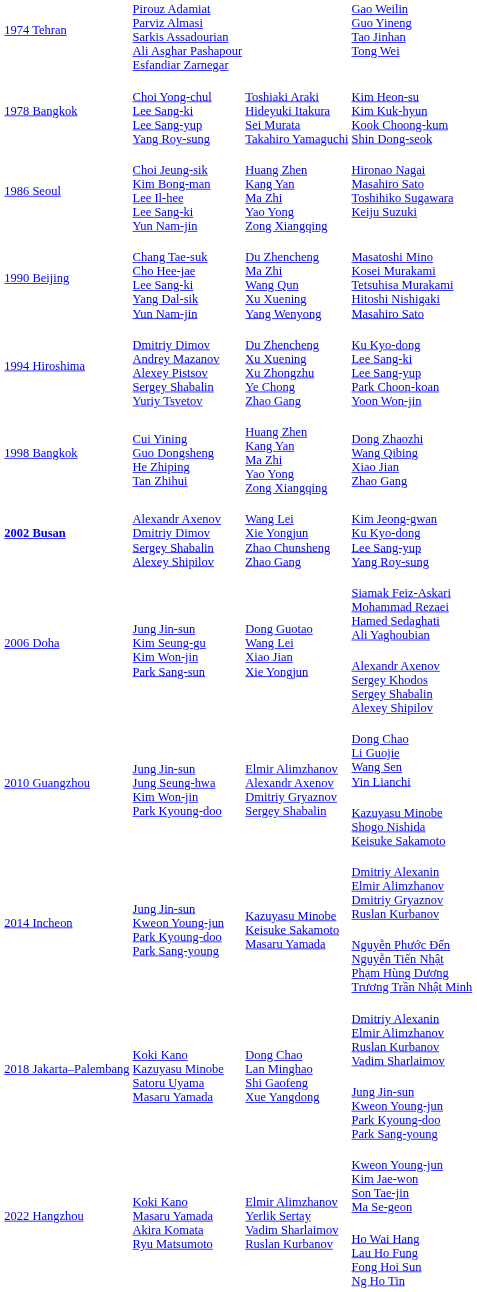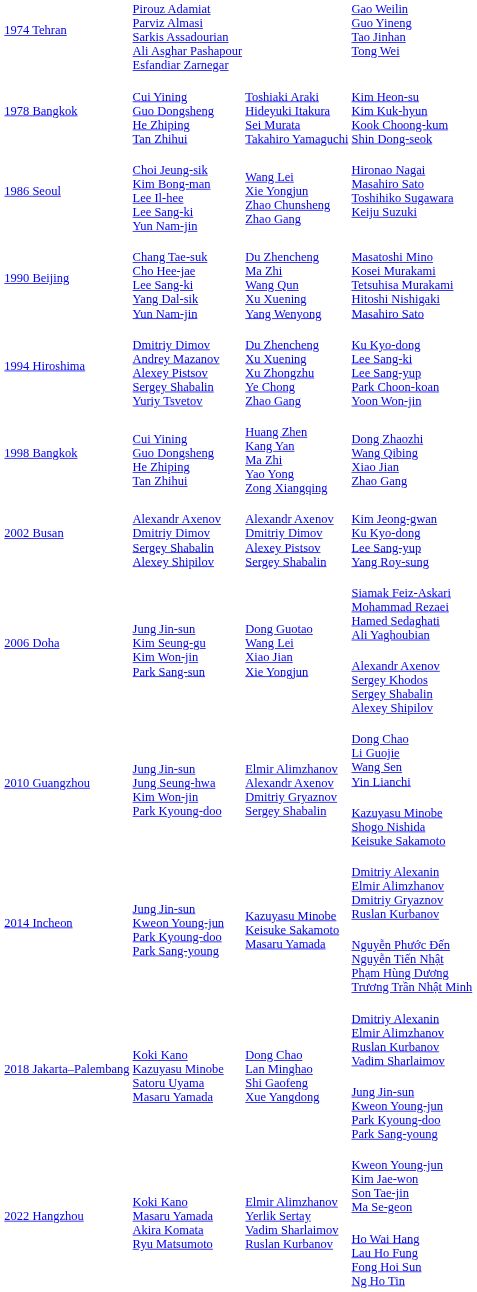(172, 117) Choi Yong-chul Lee Sang-ki Lee Sang-yup Yang Roy-sung -> (173, 117) Cui Yining Guo Dongsheng He Zhiping Tan Zhihui
(286, 198) Huang Zhen Kang Yan Ma Zhi Yao Yong Zong Xiangqing -> (288, 198) Wang Lei Xie Yongjun Zhao Chunsheng Zhao Gang
(35, 533) bold -> (34, 533) normal
(288, 540) Wang Lei Xie Yongjun Zhao Chunsheng Zhao Gang -> (289, 540) Alexandr Axenov Dmitriy Dimov Alexey Pistsov Sergey Shabalin
